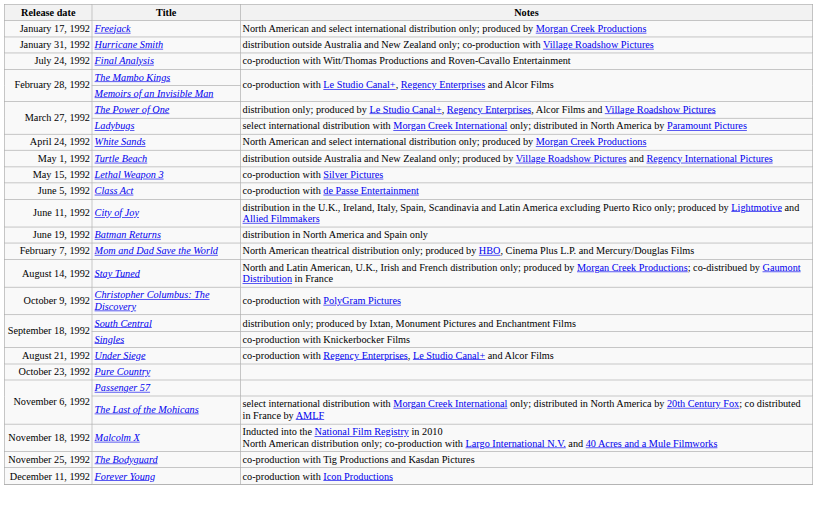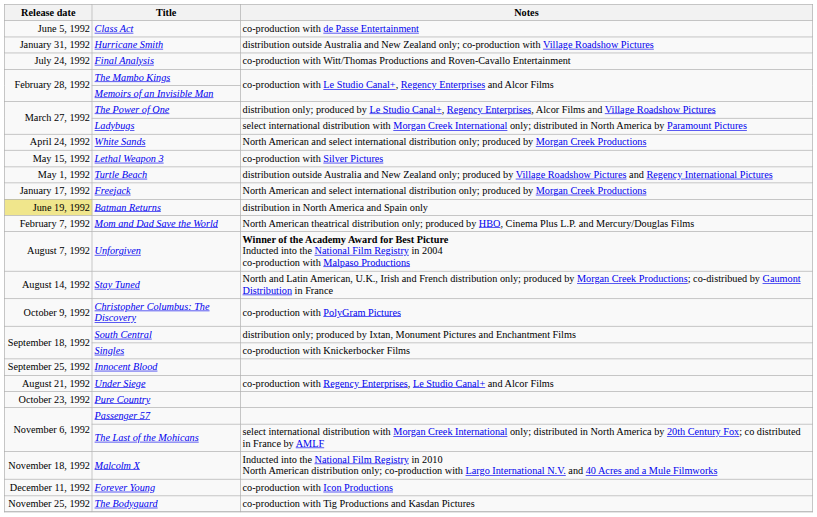rows swapped: (113, 28) <-> (114, 191)
rows swapped: (121, 158) <-> (129, 175)
- row: (117, 213)
(61, 235) no background -> (61, 207) khaki background
+ row: (118, 251)
+ row: (126, 367)
rows swapped: (126, 459) <-> (125, 476)
